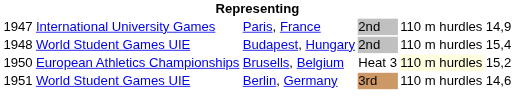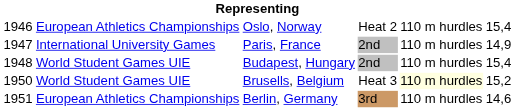+ row: (282, 26)
(138, 63) European Athletics Championships -> (113, 81) World Student Games UIE
(113, 81) World Student Games UIE -> (138, 99) European Athletics Championships
